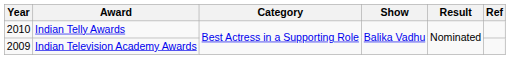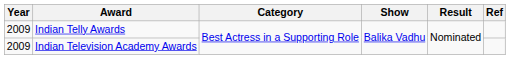(19, 29) 2010 -> (19, 29) 2009
